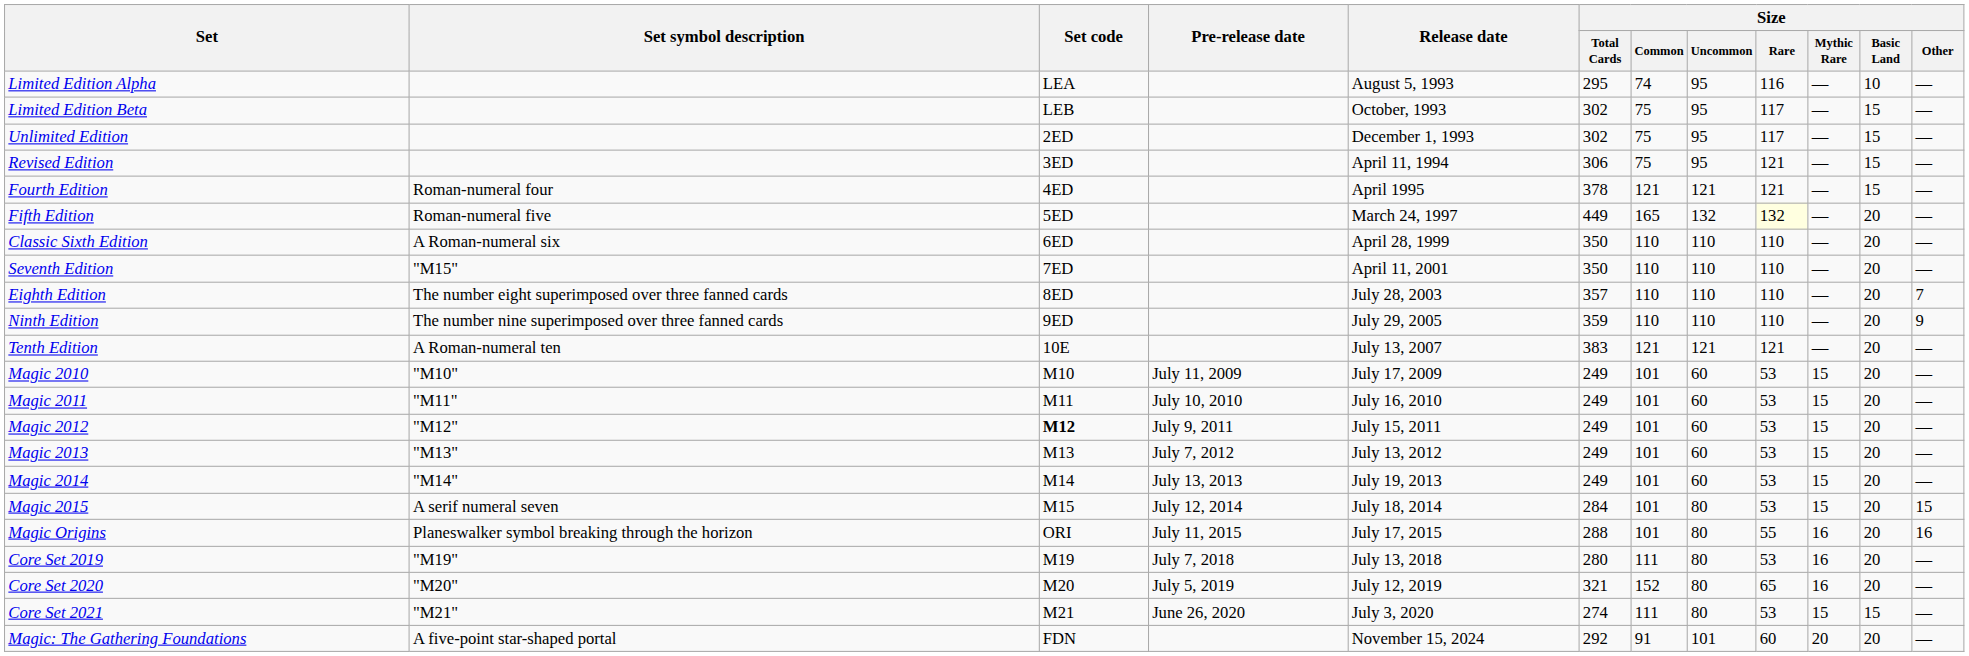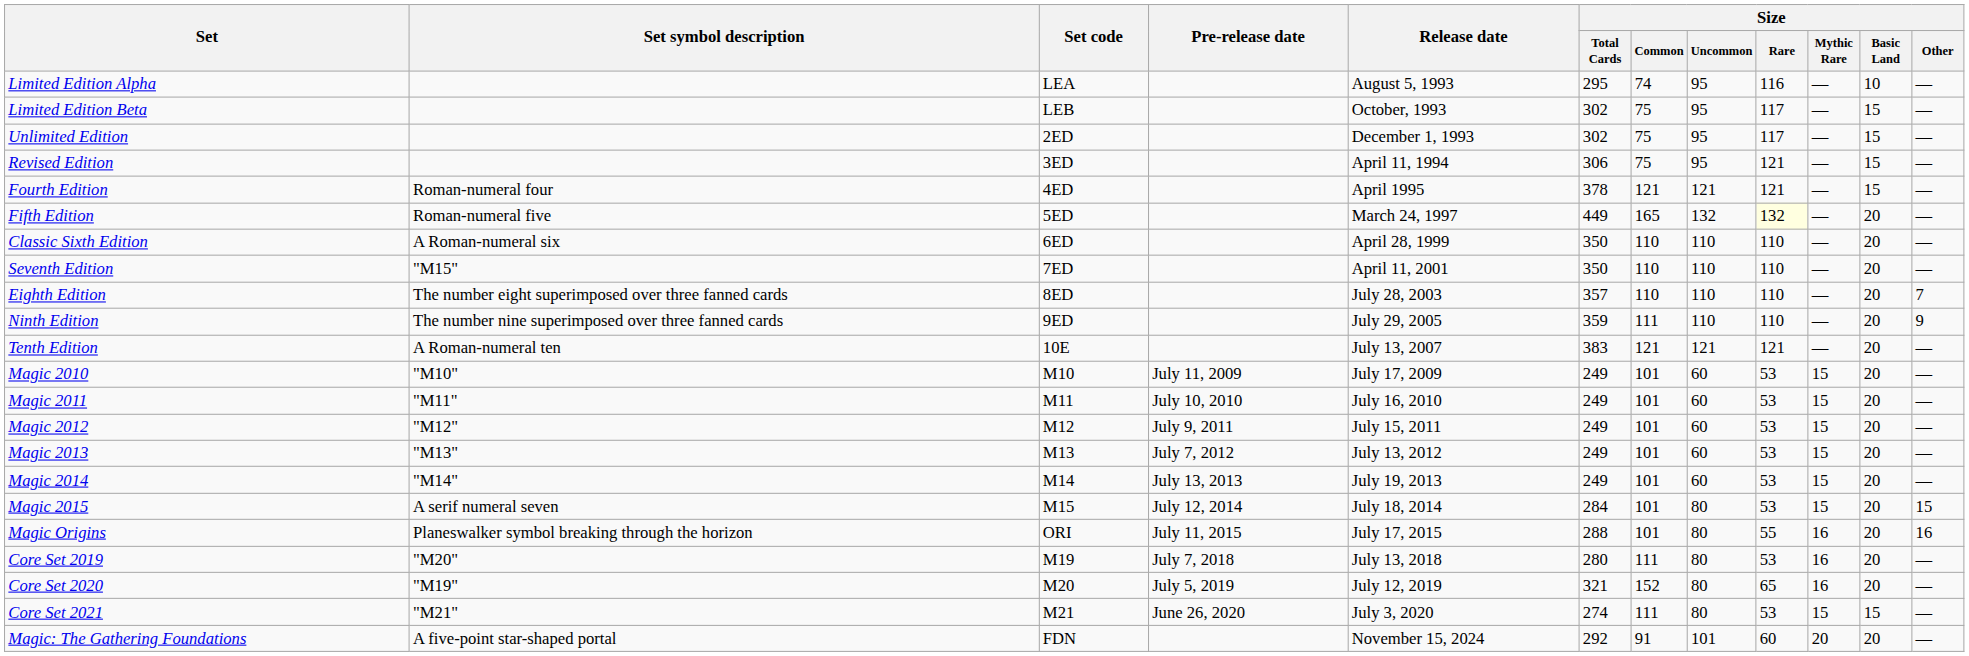(1647, 321) 110 -> (1647, 321) 111
(1059, 427) bold -> (1059, 427) normal
(436, 559) "M19" -> (436, 559) "M20"
(436, 585) "M20" -> (436, 585) "M19"
